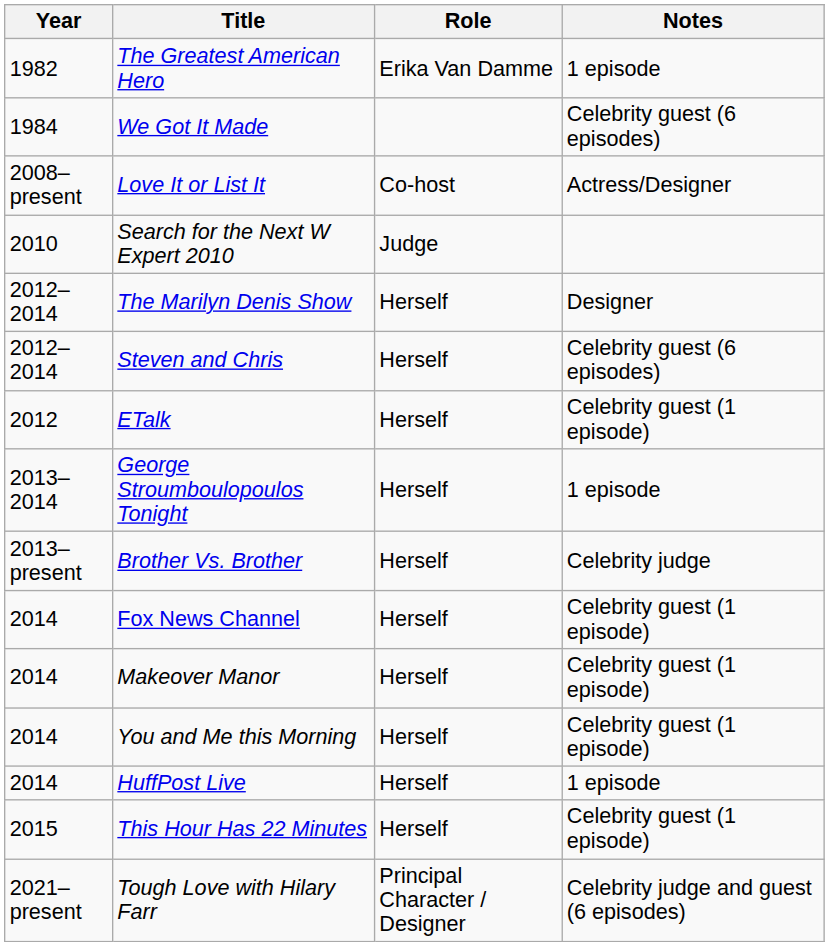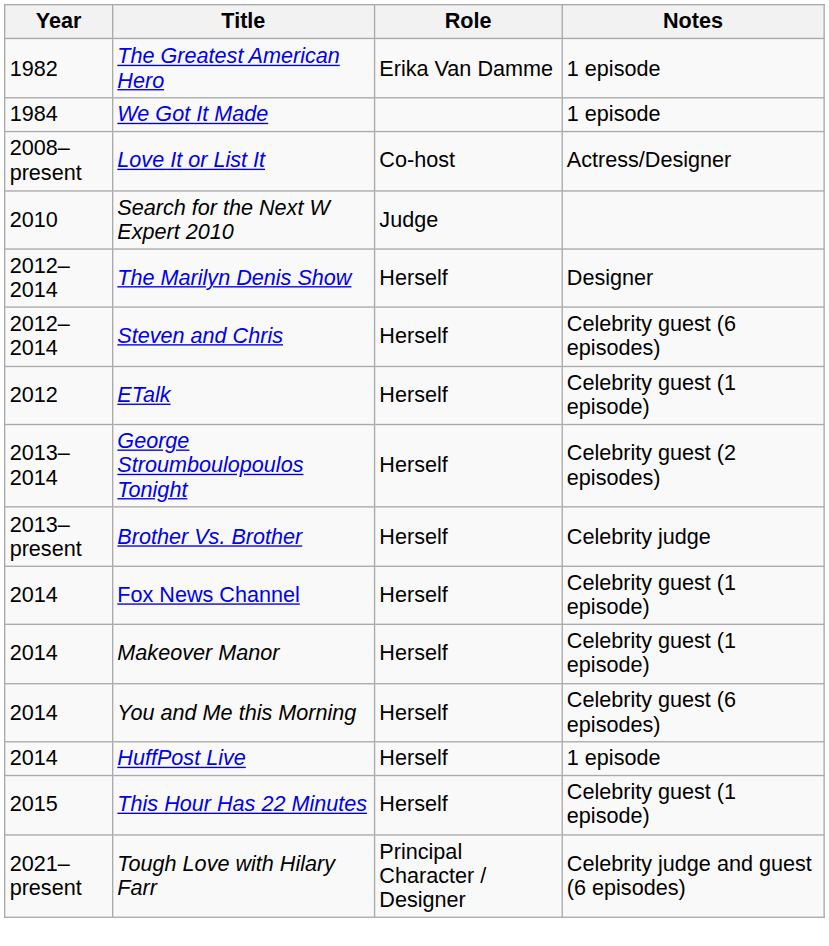(651, 126) Celebrity guest (6 episodes) -> (614, 114) 1 episode
(614, 490) 1 episode -> (651, 465) Celebrity guest (2 episodes)
(651, 736) Celebrity guest (1 episode) -> (651, 712) Celebrity guest (6 episodes)
